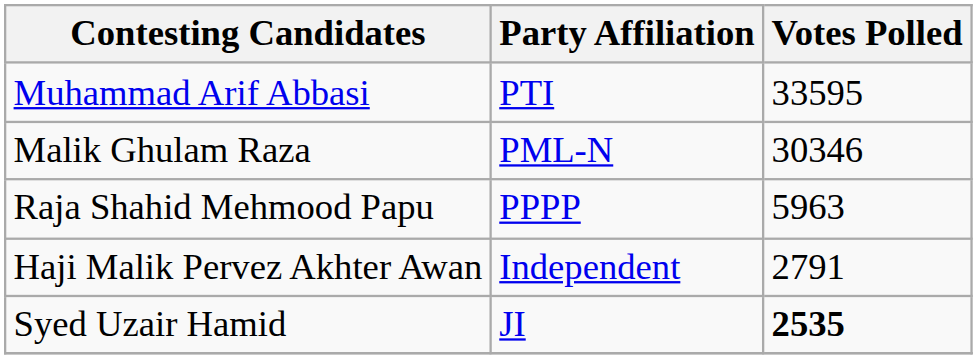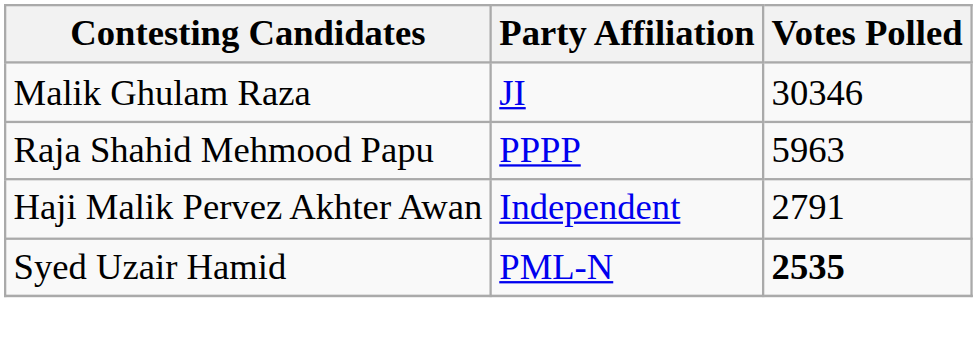- row: (192, 91)
(556, 149) PML-N -> (512, 91) JI
(512, 324) JI -> (556, 265) PML-N
